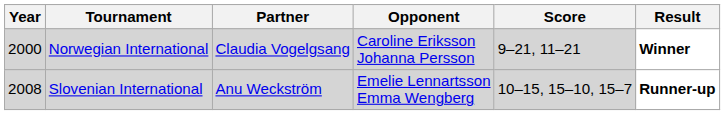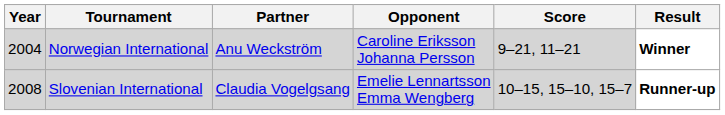(25, 49) 2000 -> (25, 49) 2004
(283, 49) Claudia Vogelgsang -> (269, 49) Anu Weckström
(269, 90) Anu Weckström -> (283, 90) Claudia Vogelgsang
